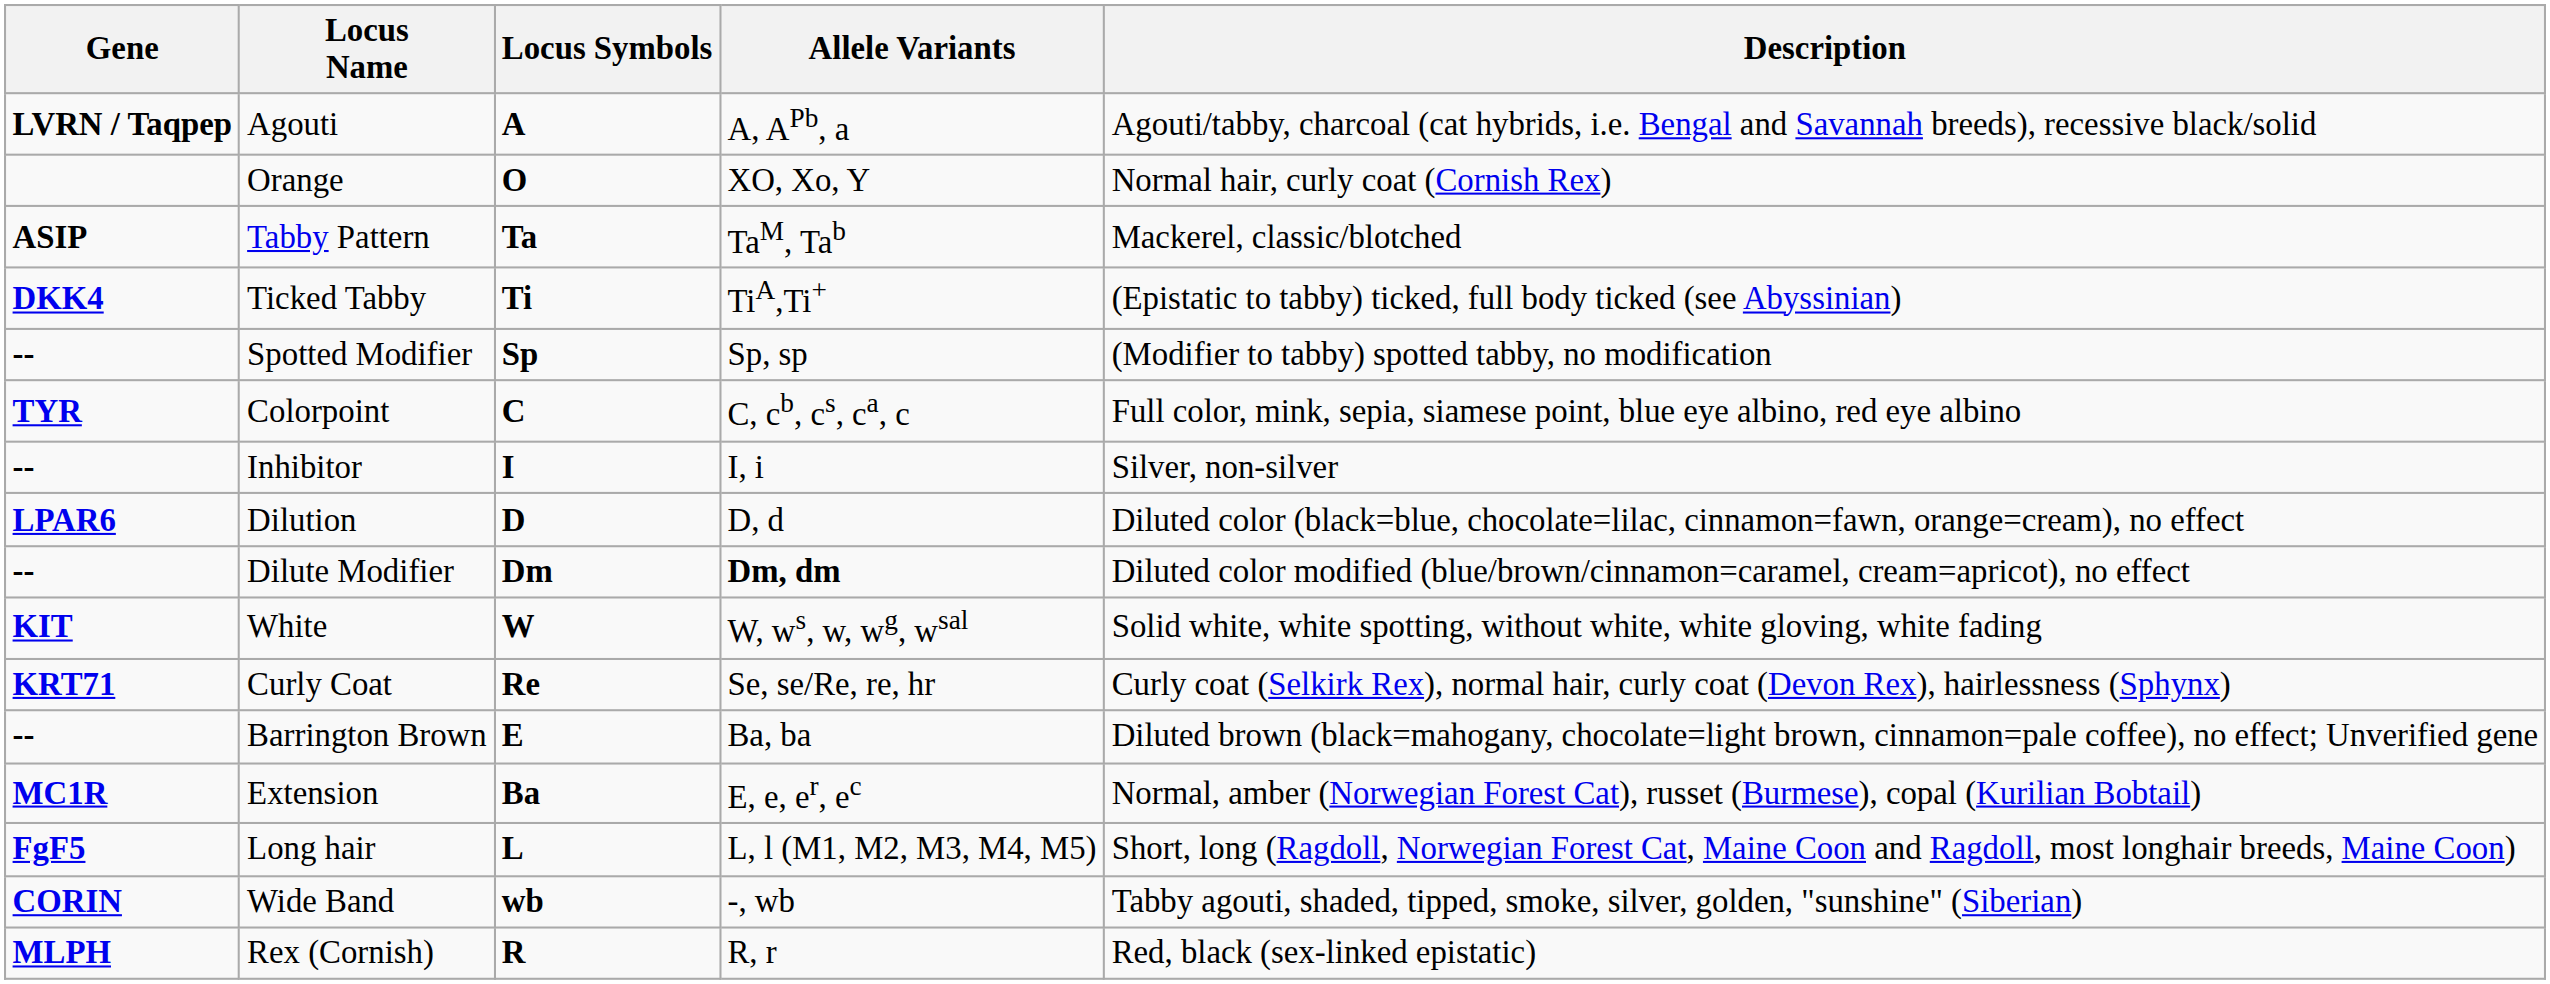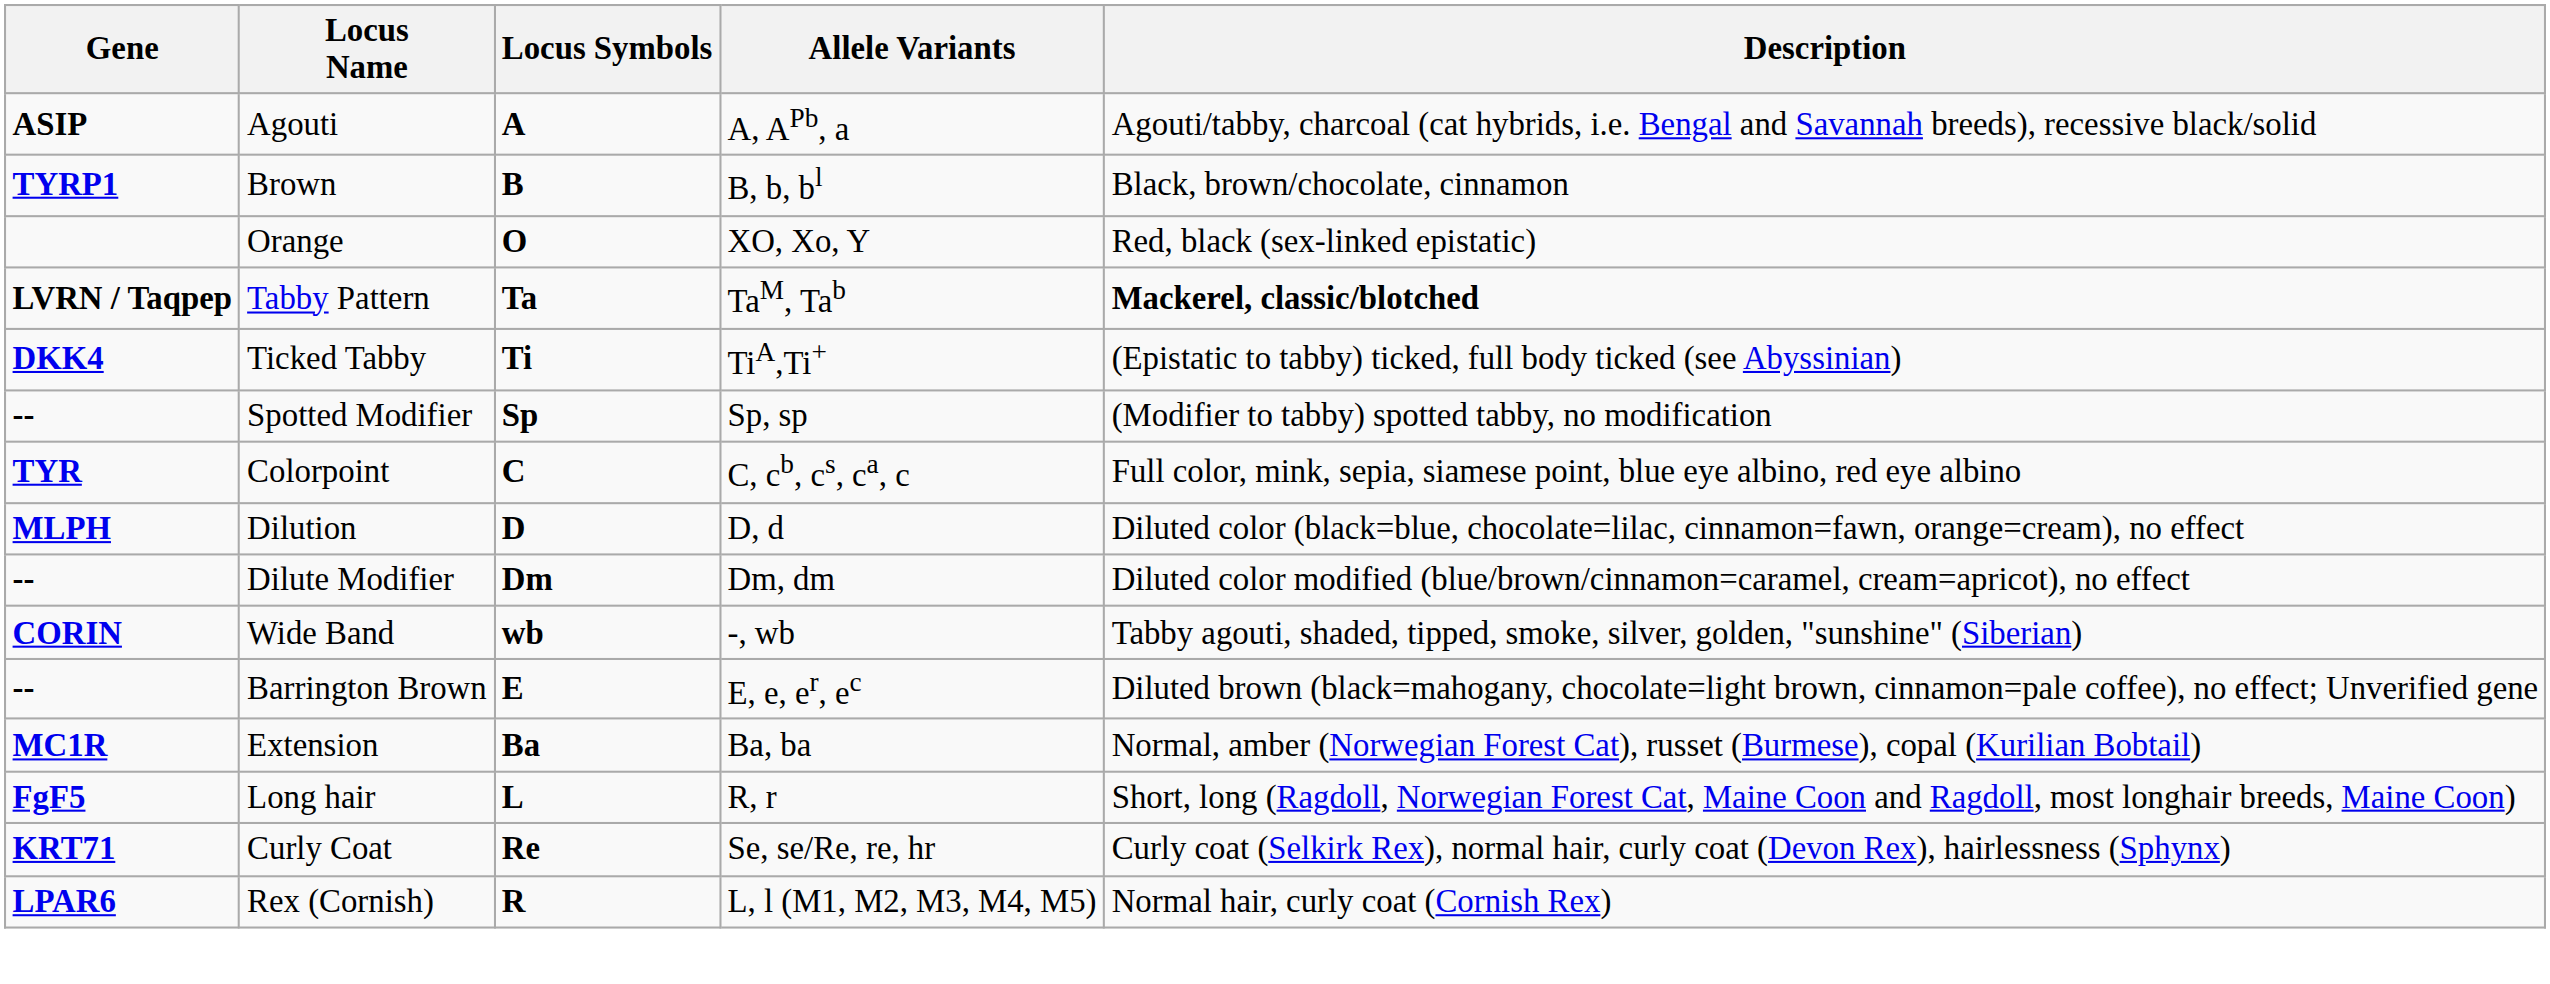(122, 123) LVRN / Taqpep -> (50, 123) ASIP
+ row: (292, 184)
(1361, 180) Normal hair, curly coat (Cornish Rex) -> (1324, 241) Red, black (sex-linked epistatic)
(50, 236) ASIP -> (122, 297) LVRN / Taqpep
(1286, 236) normal -> (1295, 297) bold
- row: (305, 467)
(64, 519) LPAR6 -> (62, 527) MLPH
(784, 571) bold -> (781, 579) normal
- row: (287, 627)
rows swapped: (321, 900) <-> (320, 683)
(769, 735) Ba, ba -> (795, 688) E, e, er, ec
(795, 792) E, e, er, ec -> (769, 744) Ba, ba
(912, 848) L, l (M1, M2, M3, M4, M5) -> (752, 796) R, r
(62, 952) MLPH -> (64, 900) LPAR6
(752, 952) R, r -> (912, 900) L, l (M1, M2, M3, M4, M5)
(1324, 952) Red, black (sex-linked epistatic) -> (1361, 900) Normal hair, curly coat (Cornish Rex)
